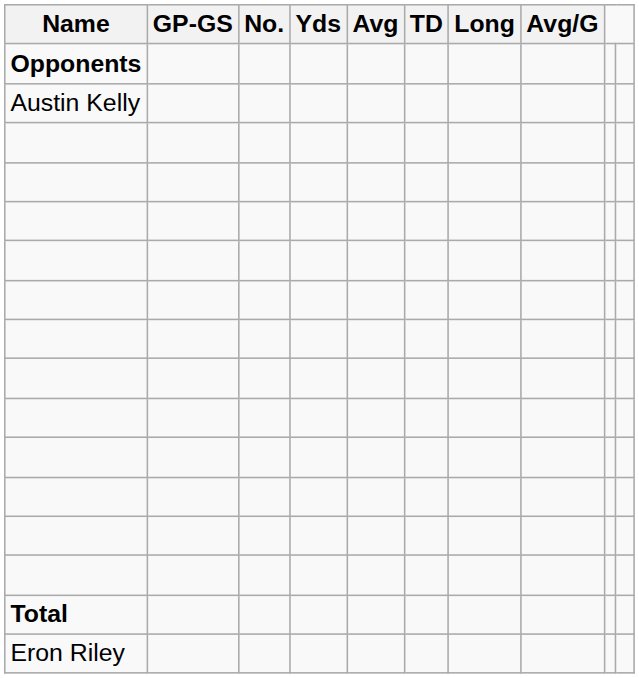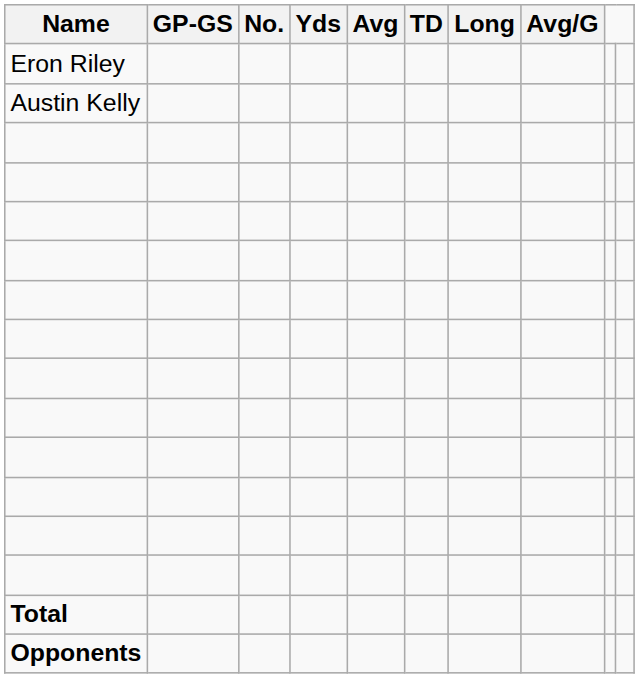rows swapped: (68, 653) <-> (76, 63)
